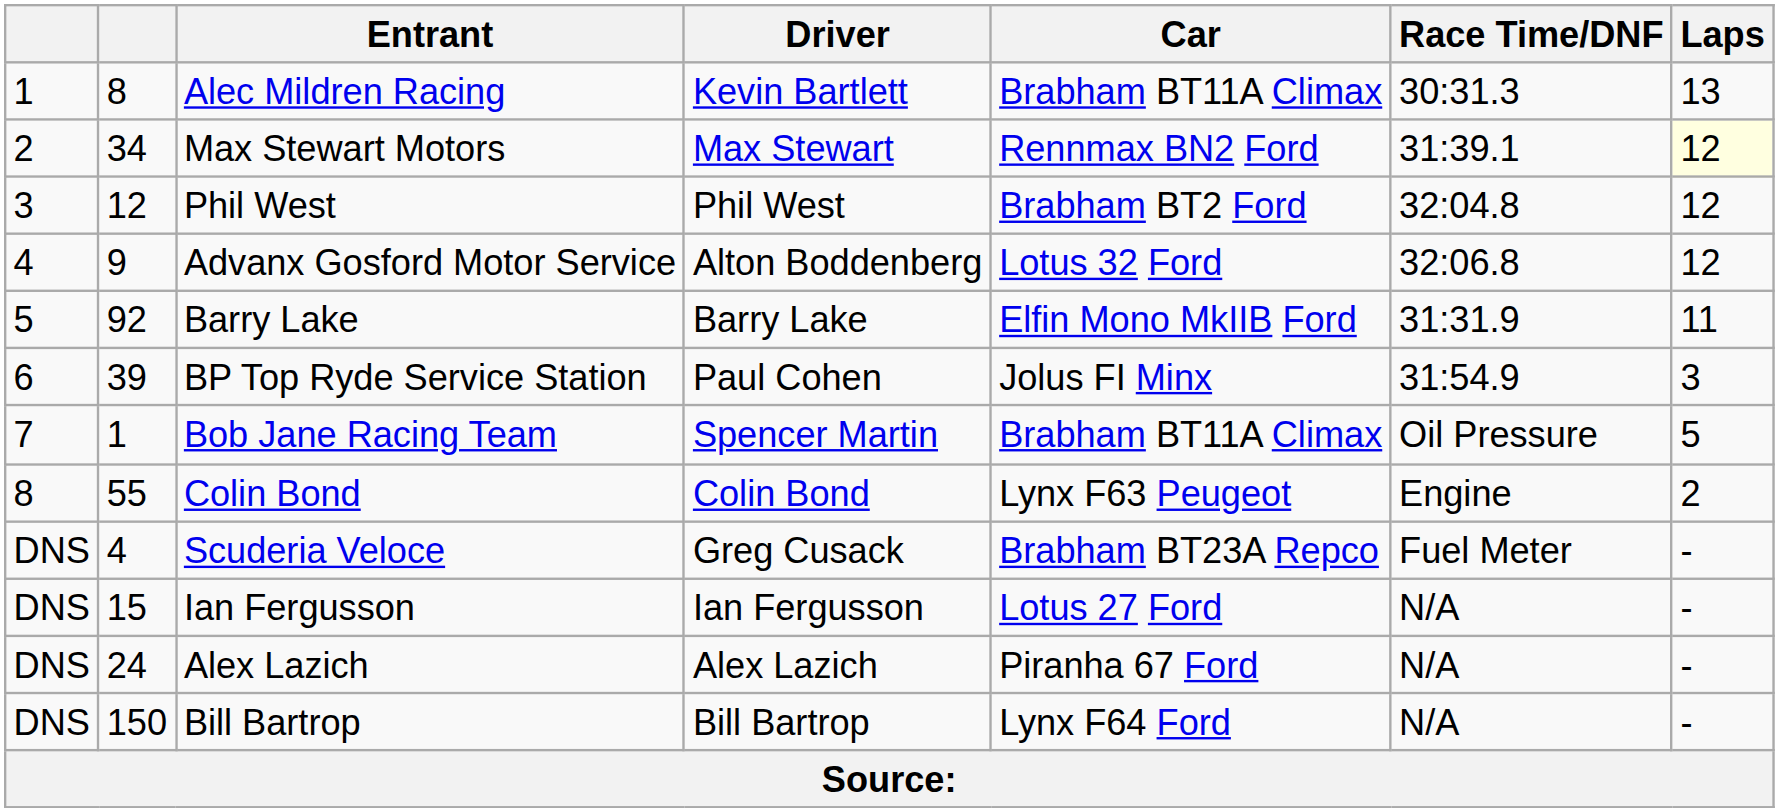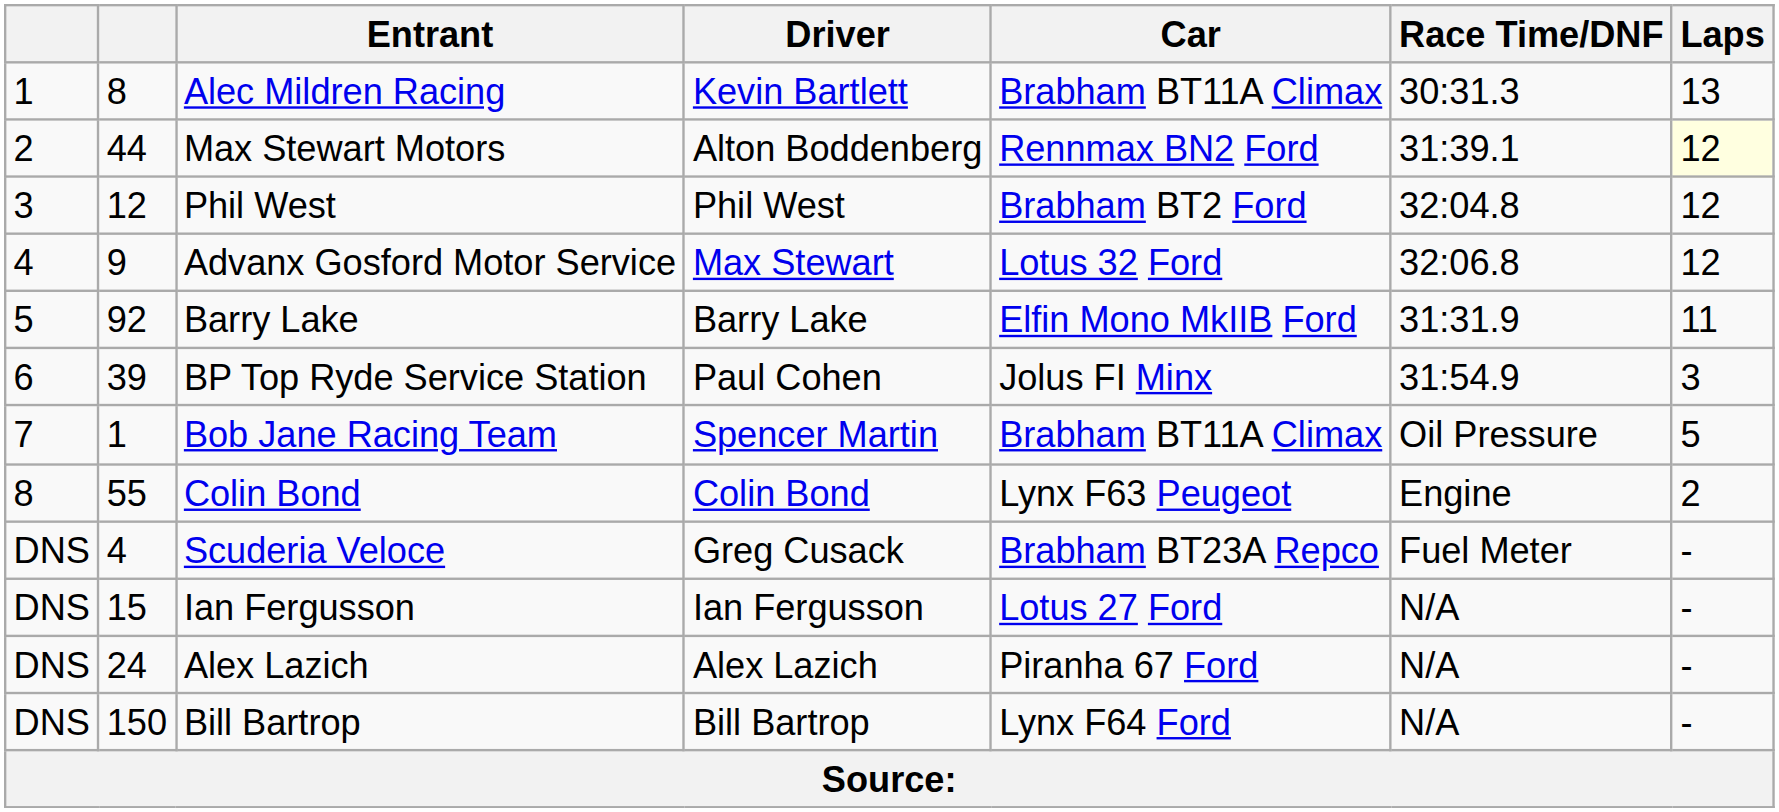(127, 149) 34 -> (127, 149) 44
(793, 149) Max Stewart -> (838, 149) Alton Boddenberg
(838, 263) Alton Boddenberg -> (793, 263) Max Stewart
